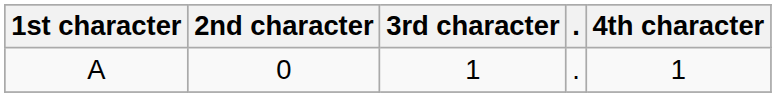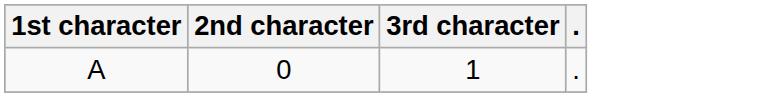- column: (678, 26)
